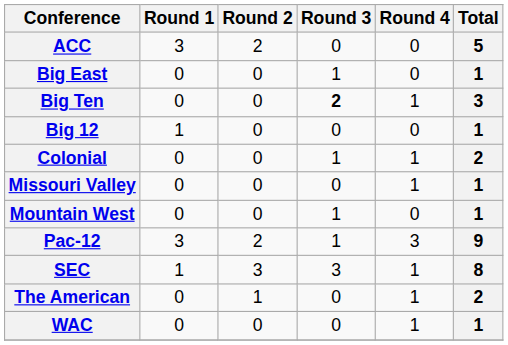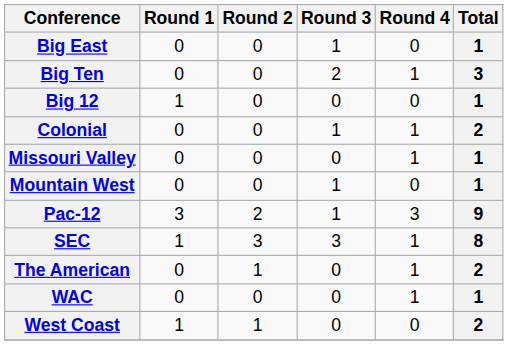- row: (72, 46)
(336, 102) bold -> (336, 74) normal
+ row: (72, 325)
